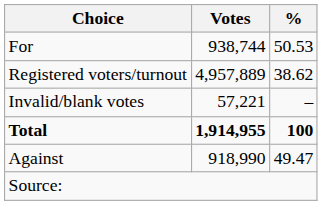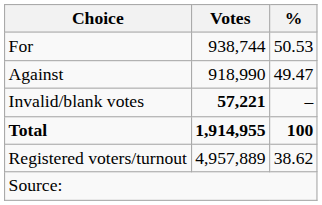rows swapped: (36, 158) <-> (98, 74)
(241, 102) normal -> (241, 102) bold
